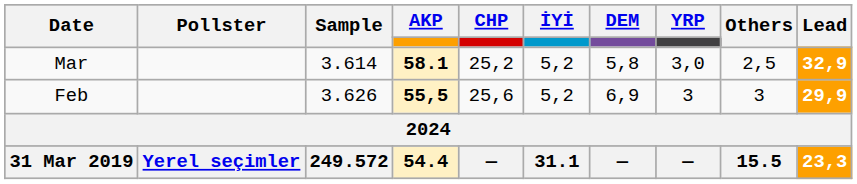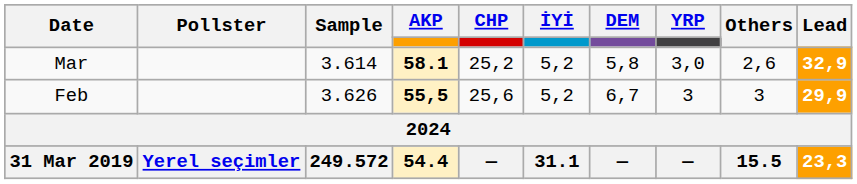(759, 64) 2,5 -> (759, 64) 2,6
(622, 97) 6,9 -> (622, 97) 6,7
